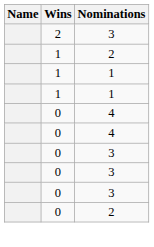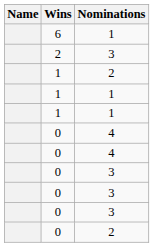+ row: (58, 34)
